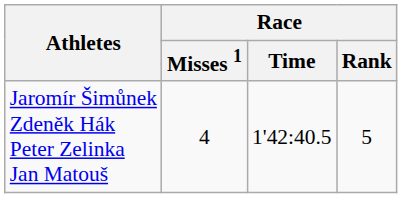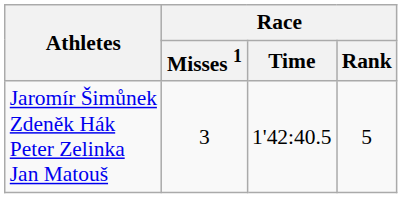(204, 137) 4 -> (204, 137) 3
